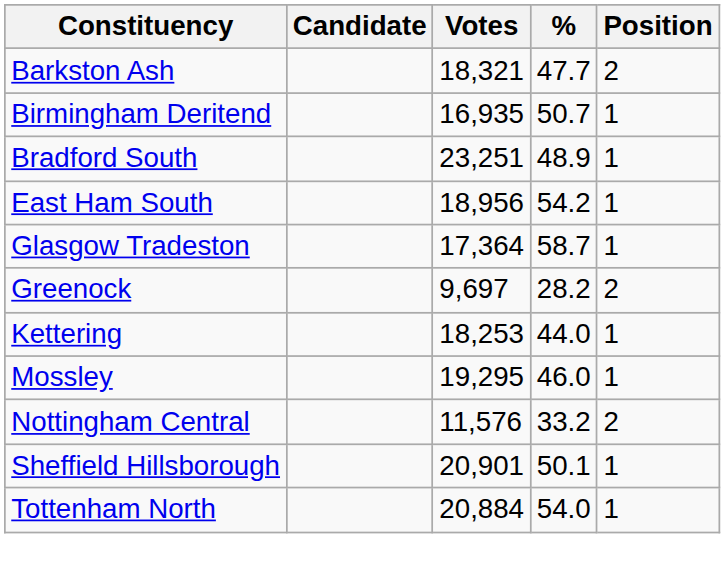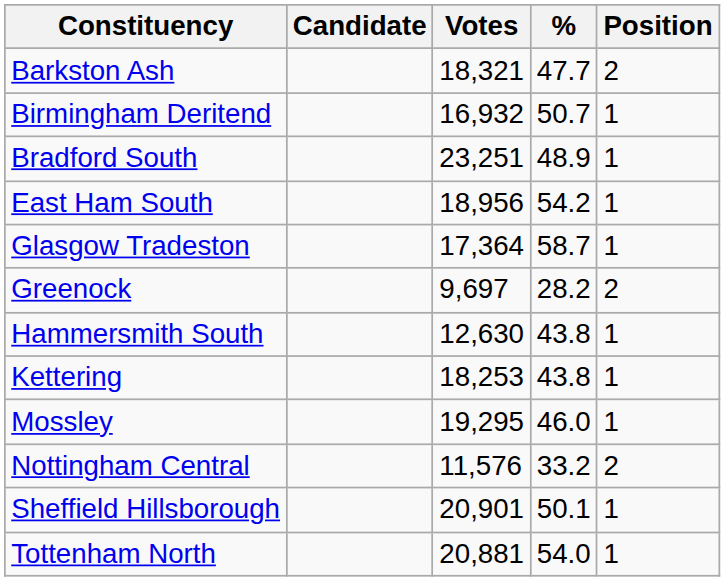(482, 114) 16,935 -> (482, 114) 16,932
+ row: (137, 333)
(564, 333) 44.0 -> (564, 377) 43.8
(482, 509) 20,884 -> (482, 553) 20,881
